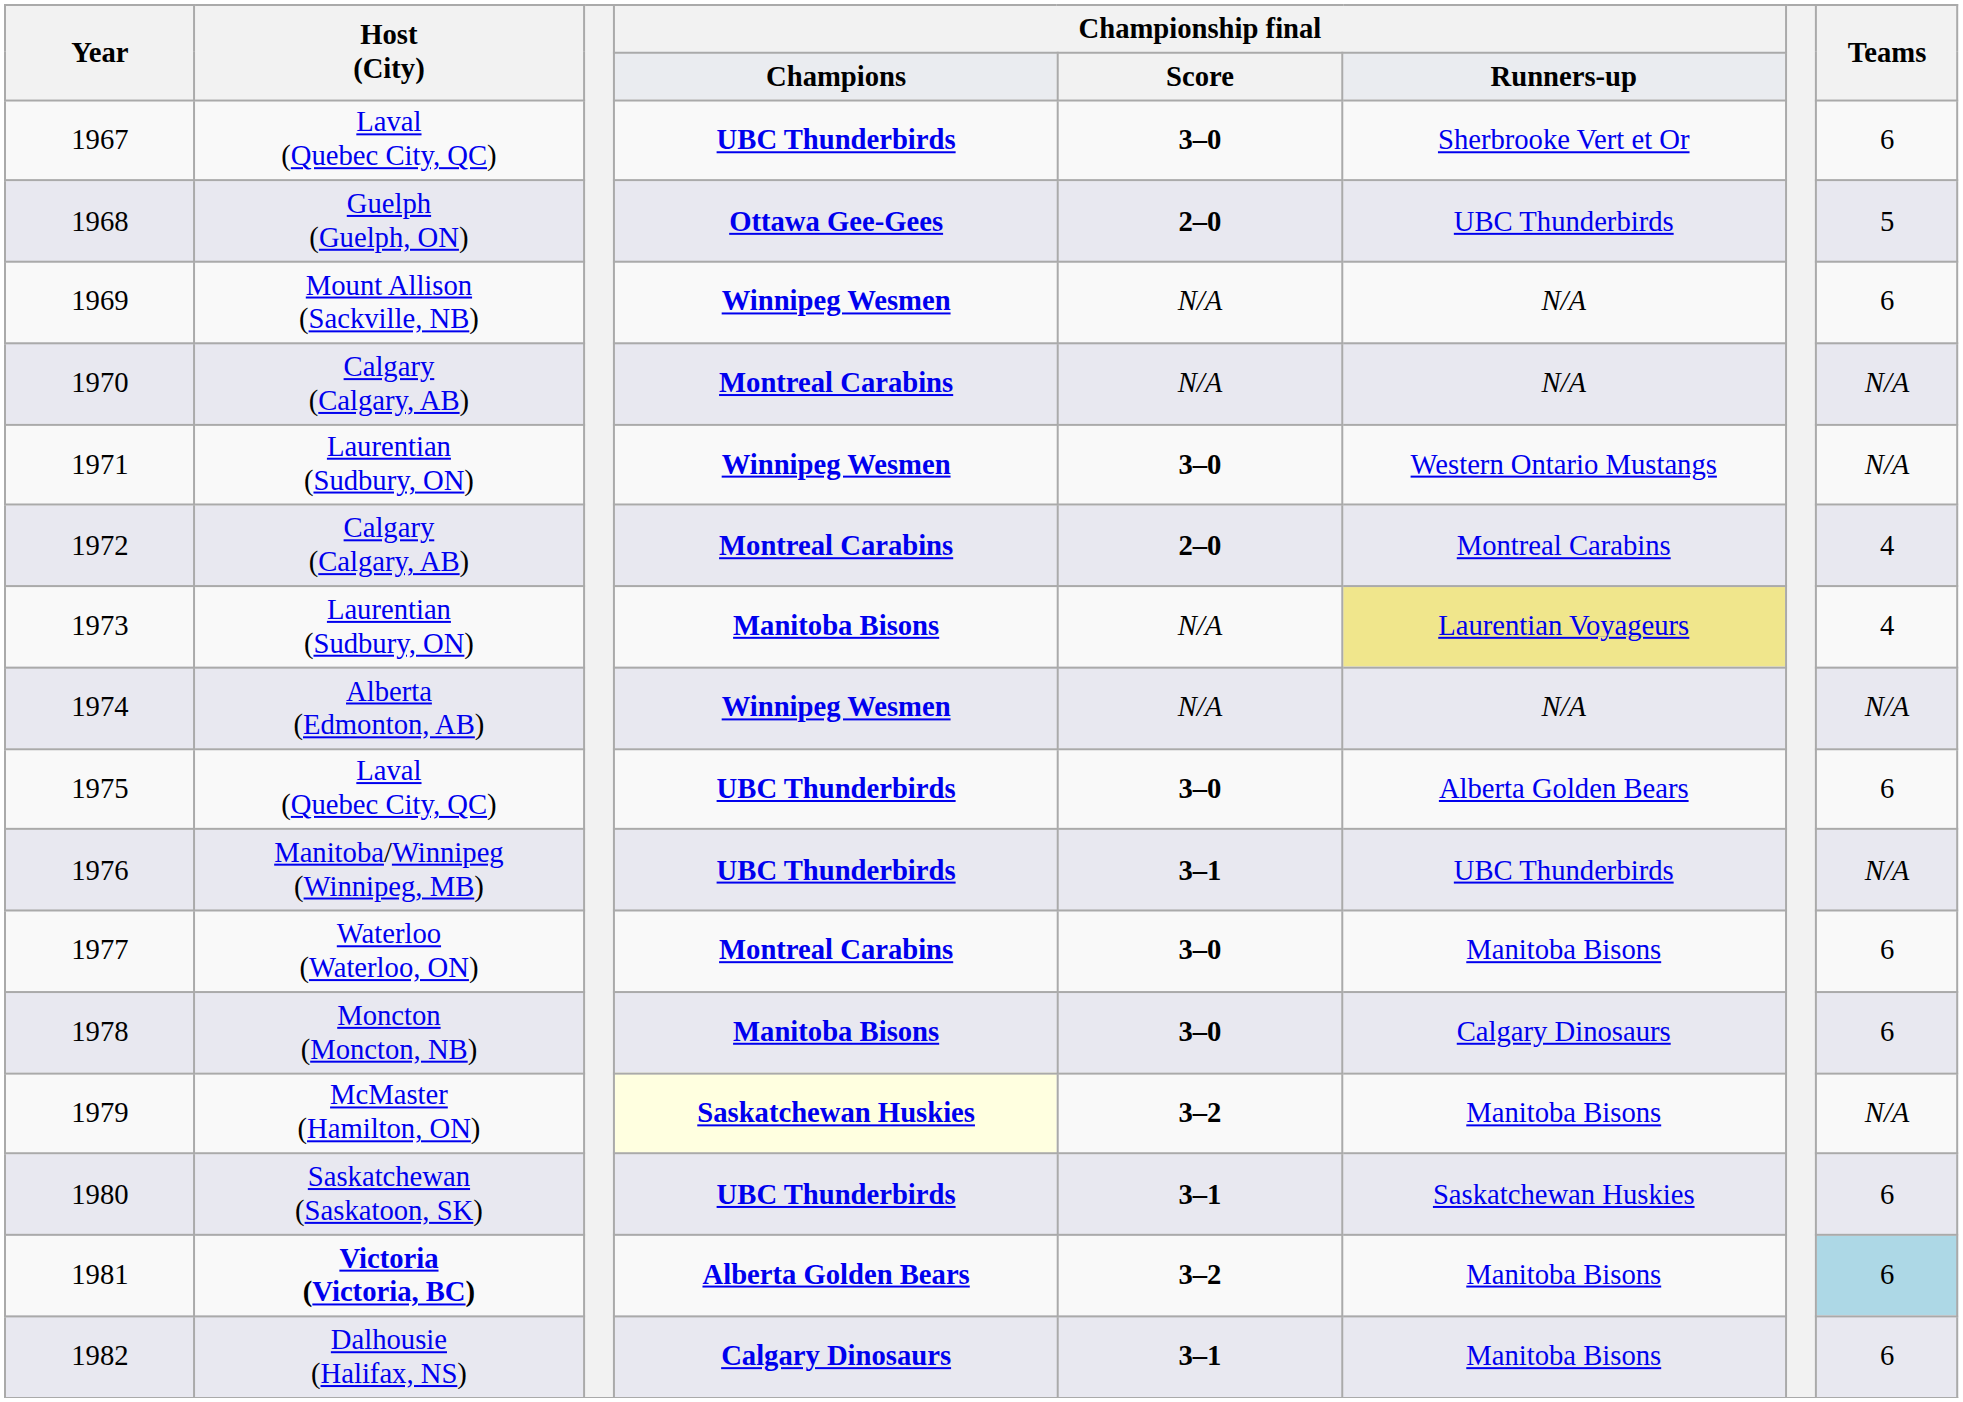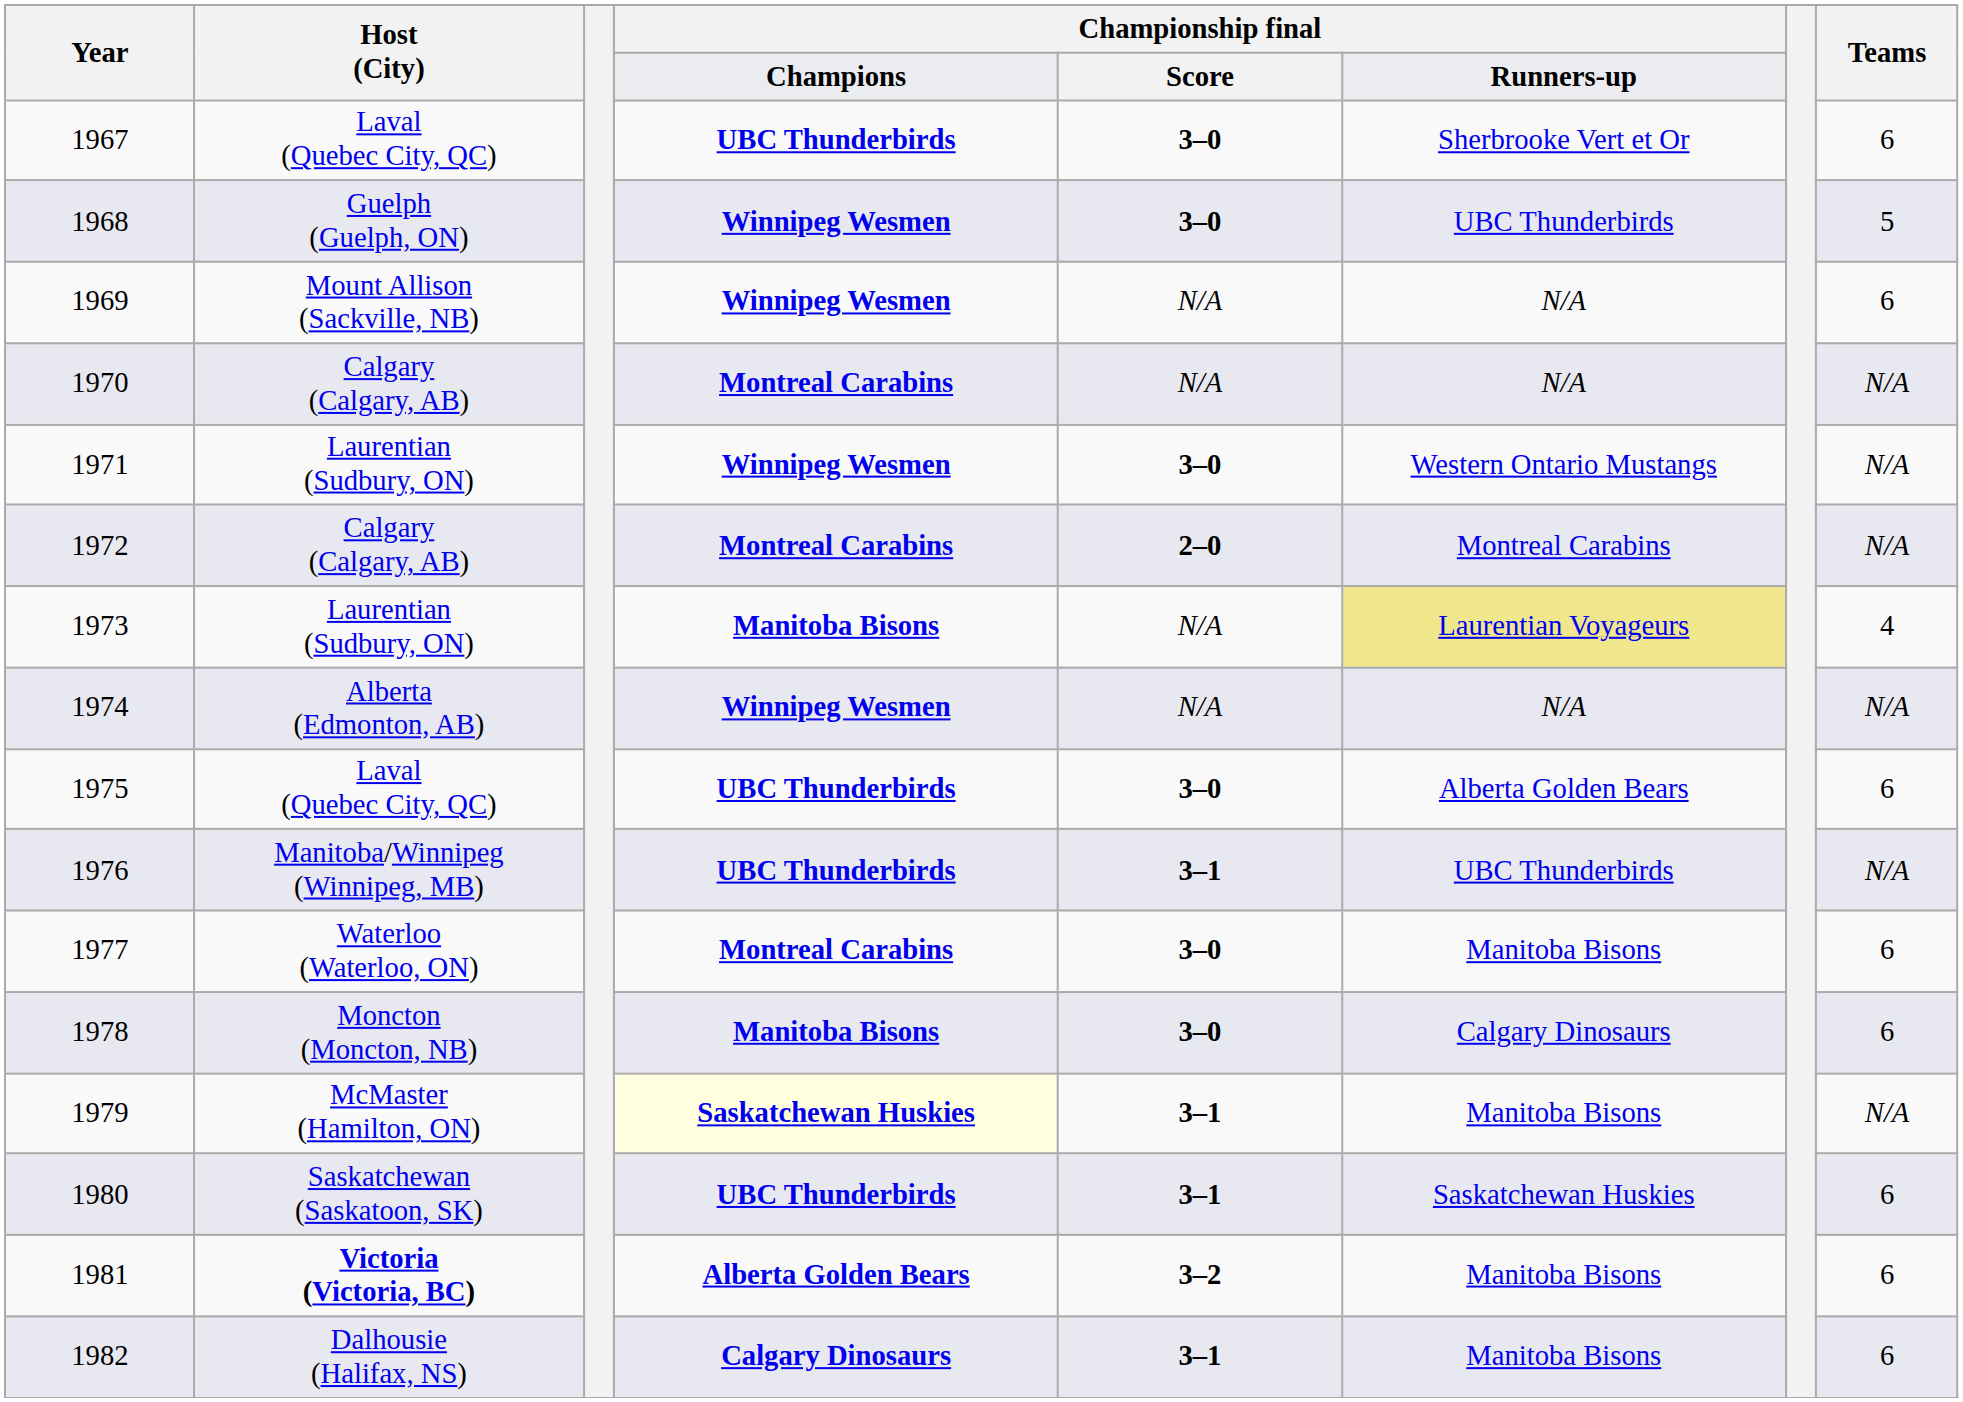(836, 221) Ottawa Gee-Gees -> (836, 221) Winnipeg Wesmen
(1200, 221) 2–0 -> (1200, 221) 3–0
(1887, 545) 4 -> (1887, 545) N/A
(1200, 1113) 3–2 -> (1200, 1113) 3–1
(1887, 1275) lightblue background -> (1887, 1275) no background
